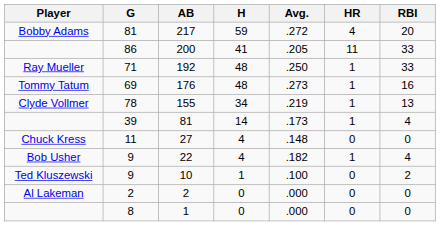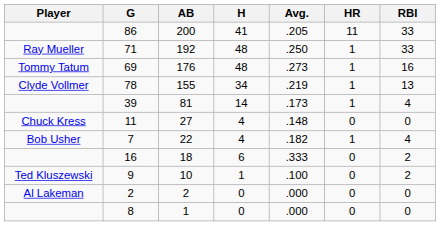- row: (186, 31)
(131, 157) 9 -> (131, 139) 7
+ row: (186, 157)
